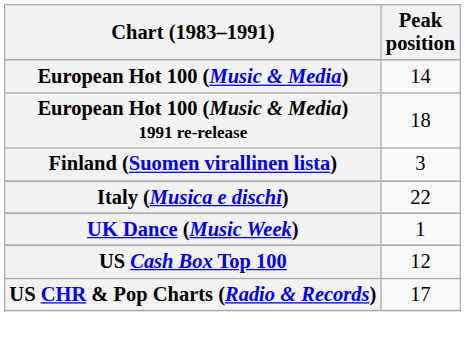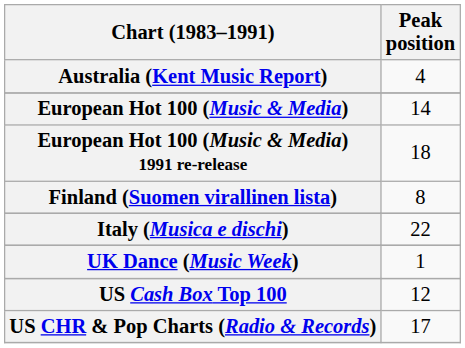+ row: (193, 76)
(420, 164) 3 -> (420, 196) 8
